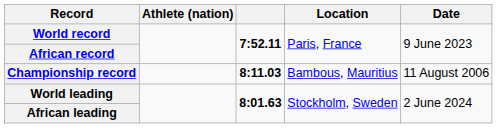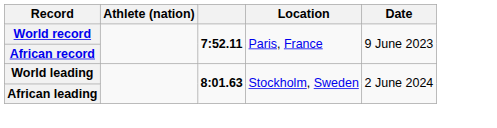- row: (72, 73)
